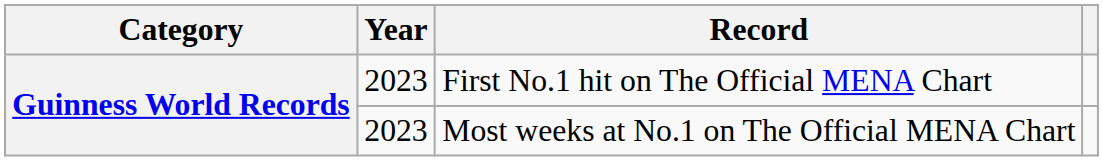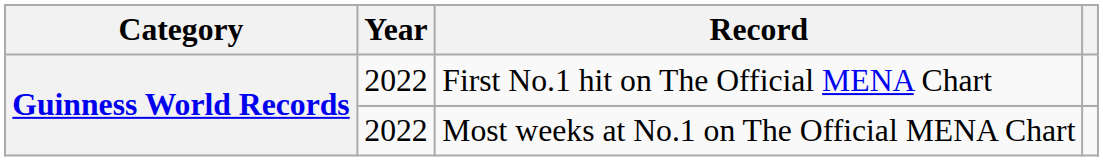(396, 79) 2023 -> (396, 79) 2022
(396, 130) 2023 -> (396, 130) 2022
